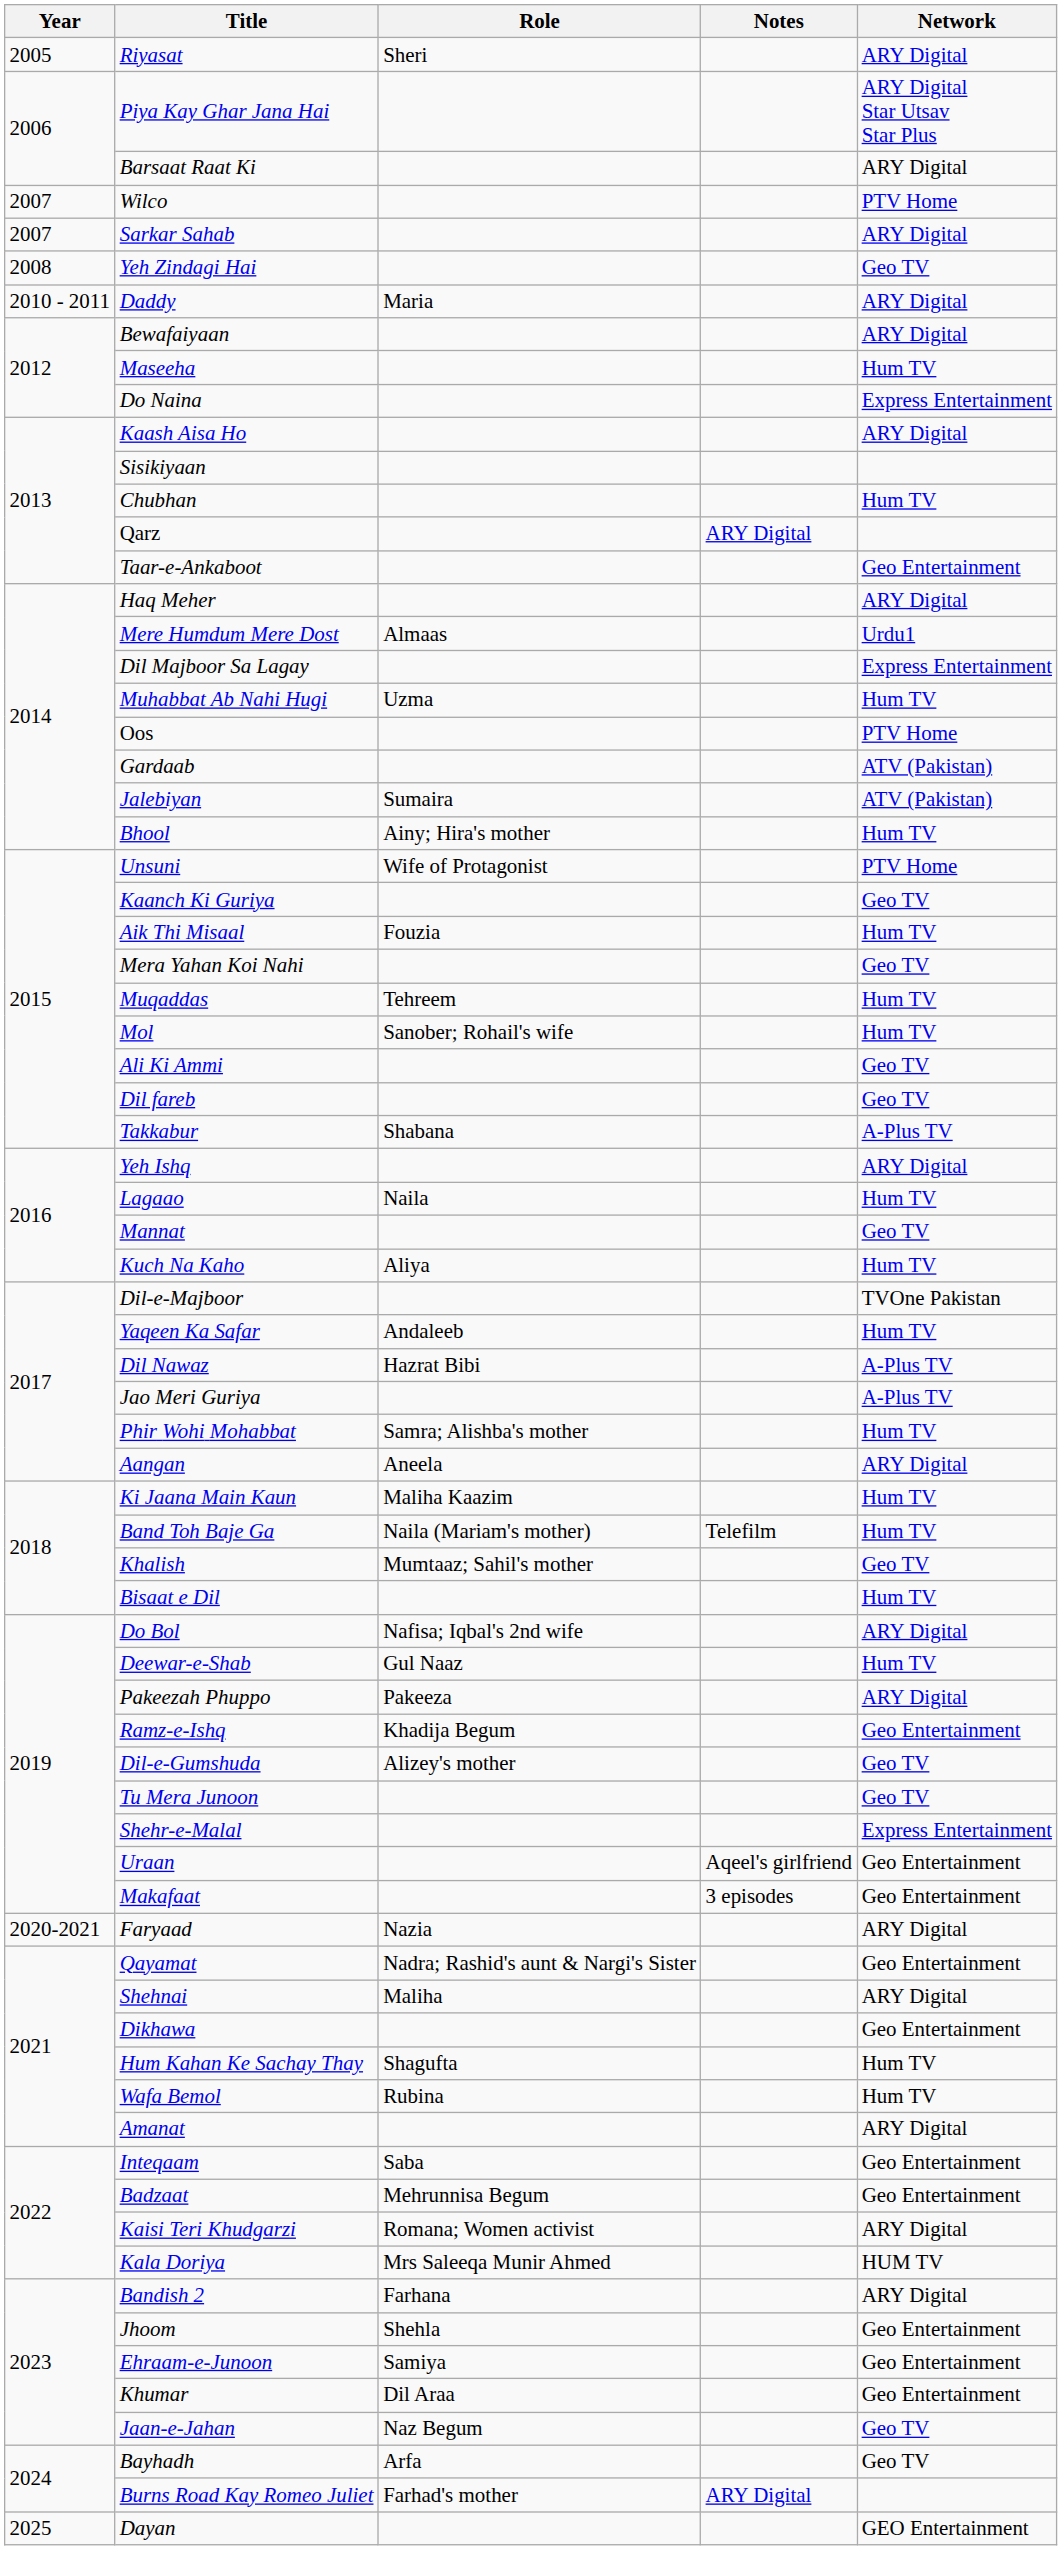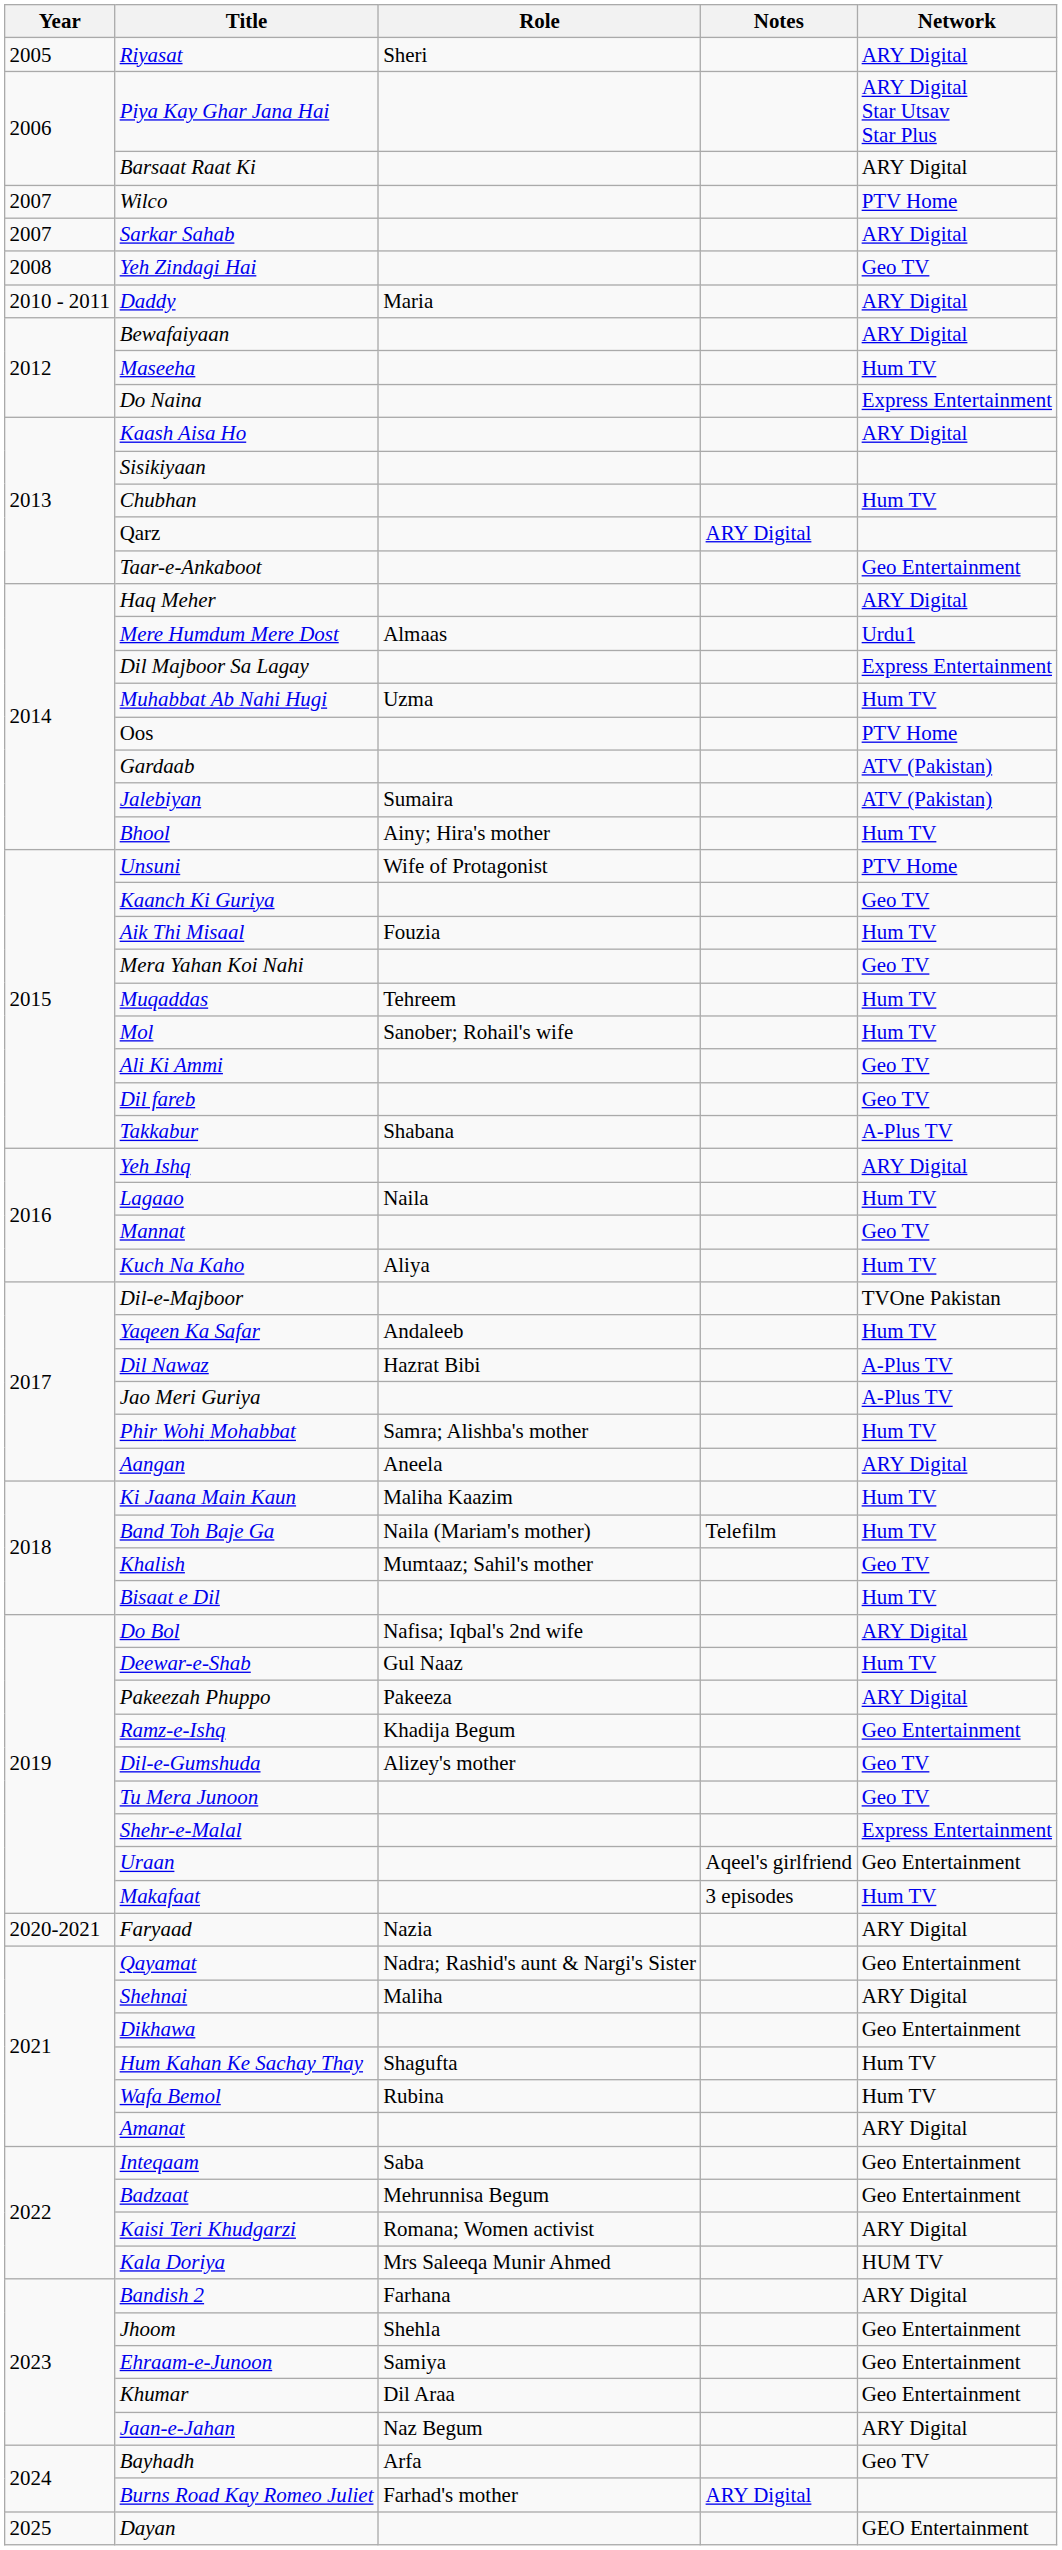(941, 1896) Geo Entertainment -> (899, 1896) Hum TV
(896, 2428) Geo TV -> (915, 2428) ARY Digital
